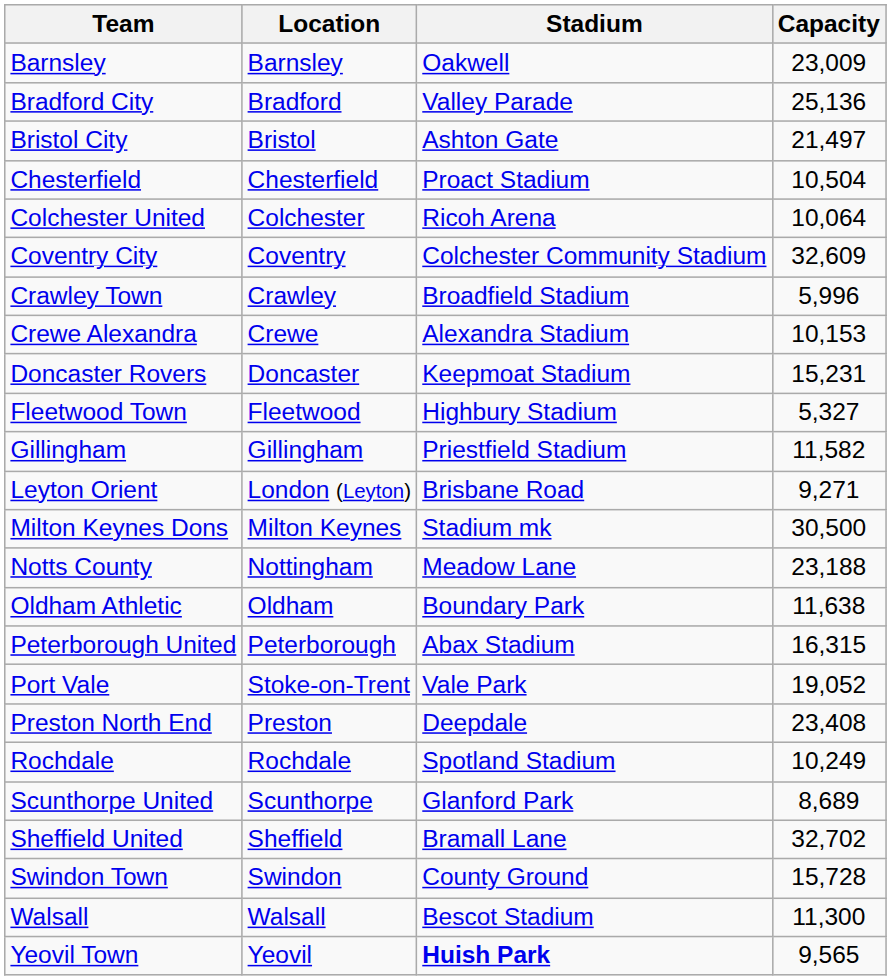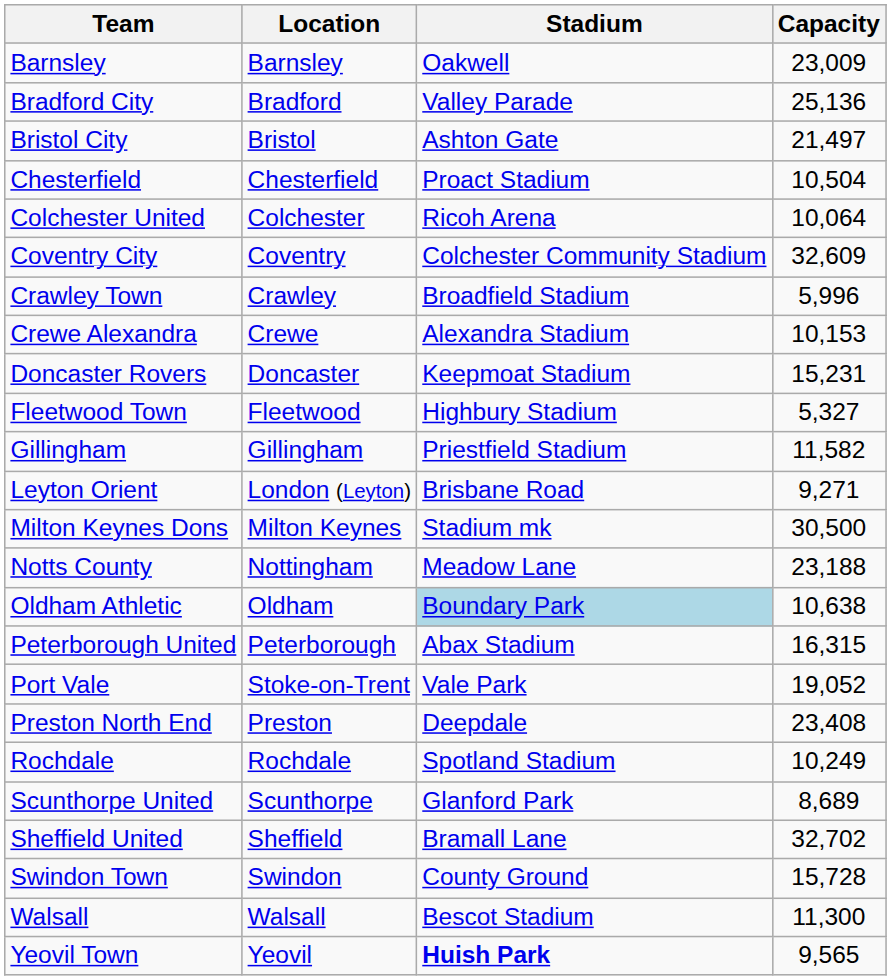(503, 606) no background -> (503, 606) lightblue background
(829, 606) 11,638 -> (829, 606) 10,638
